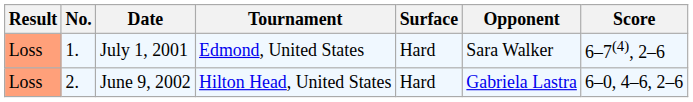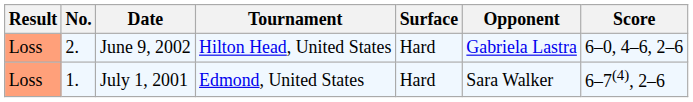rows swapped: (144, 49) <-> (145, 81)
